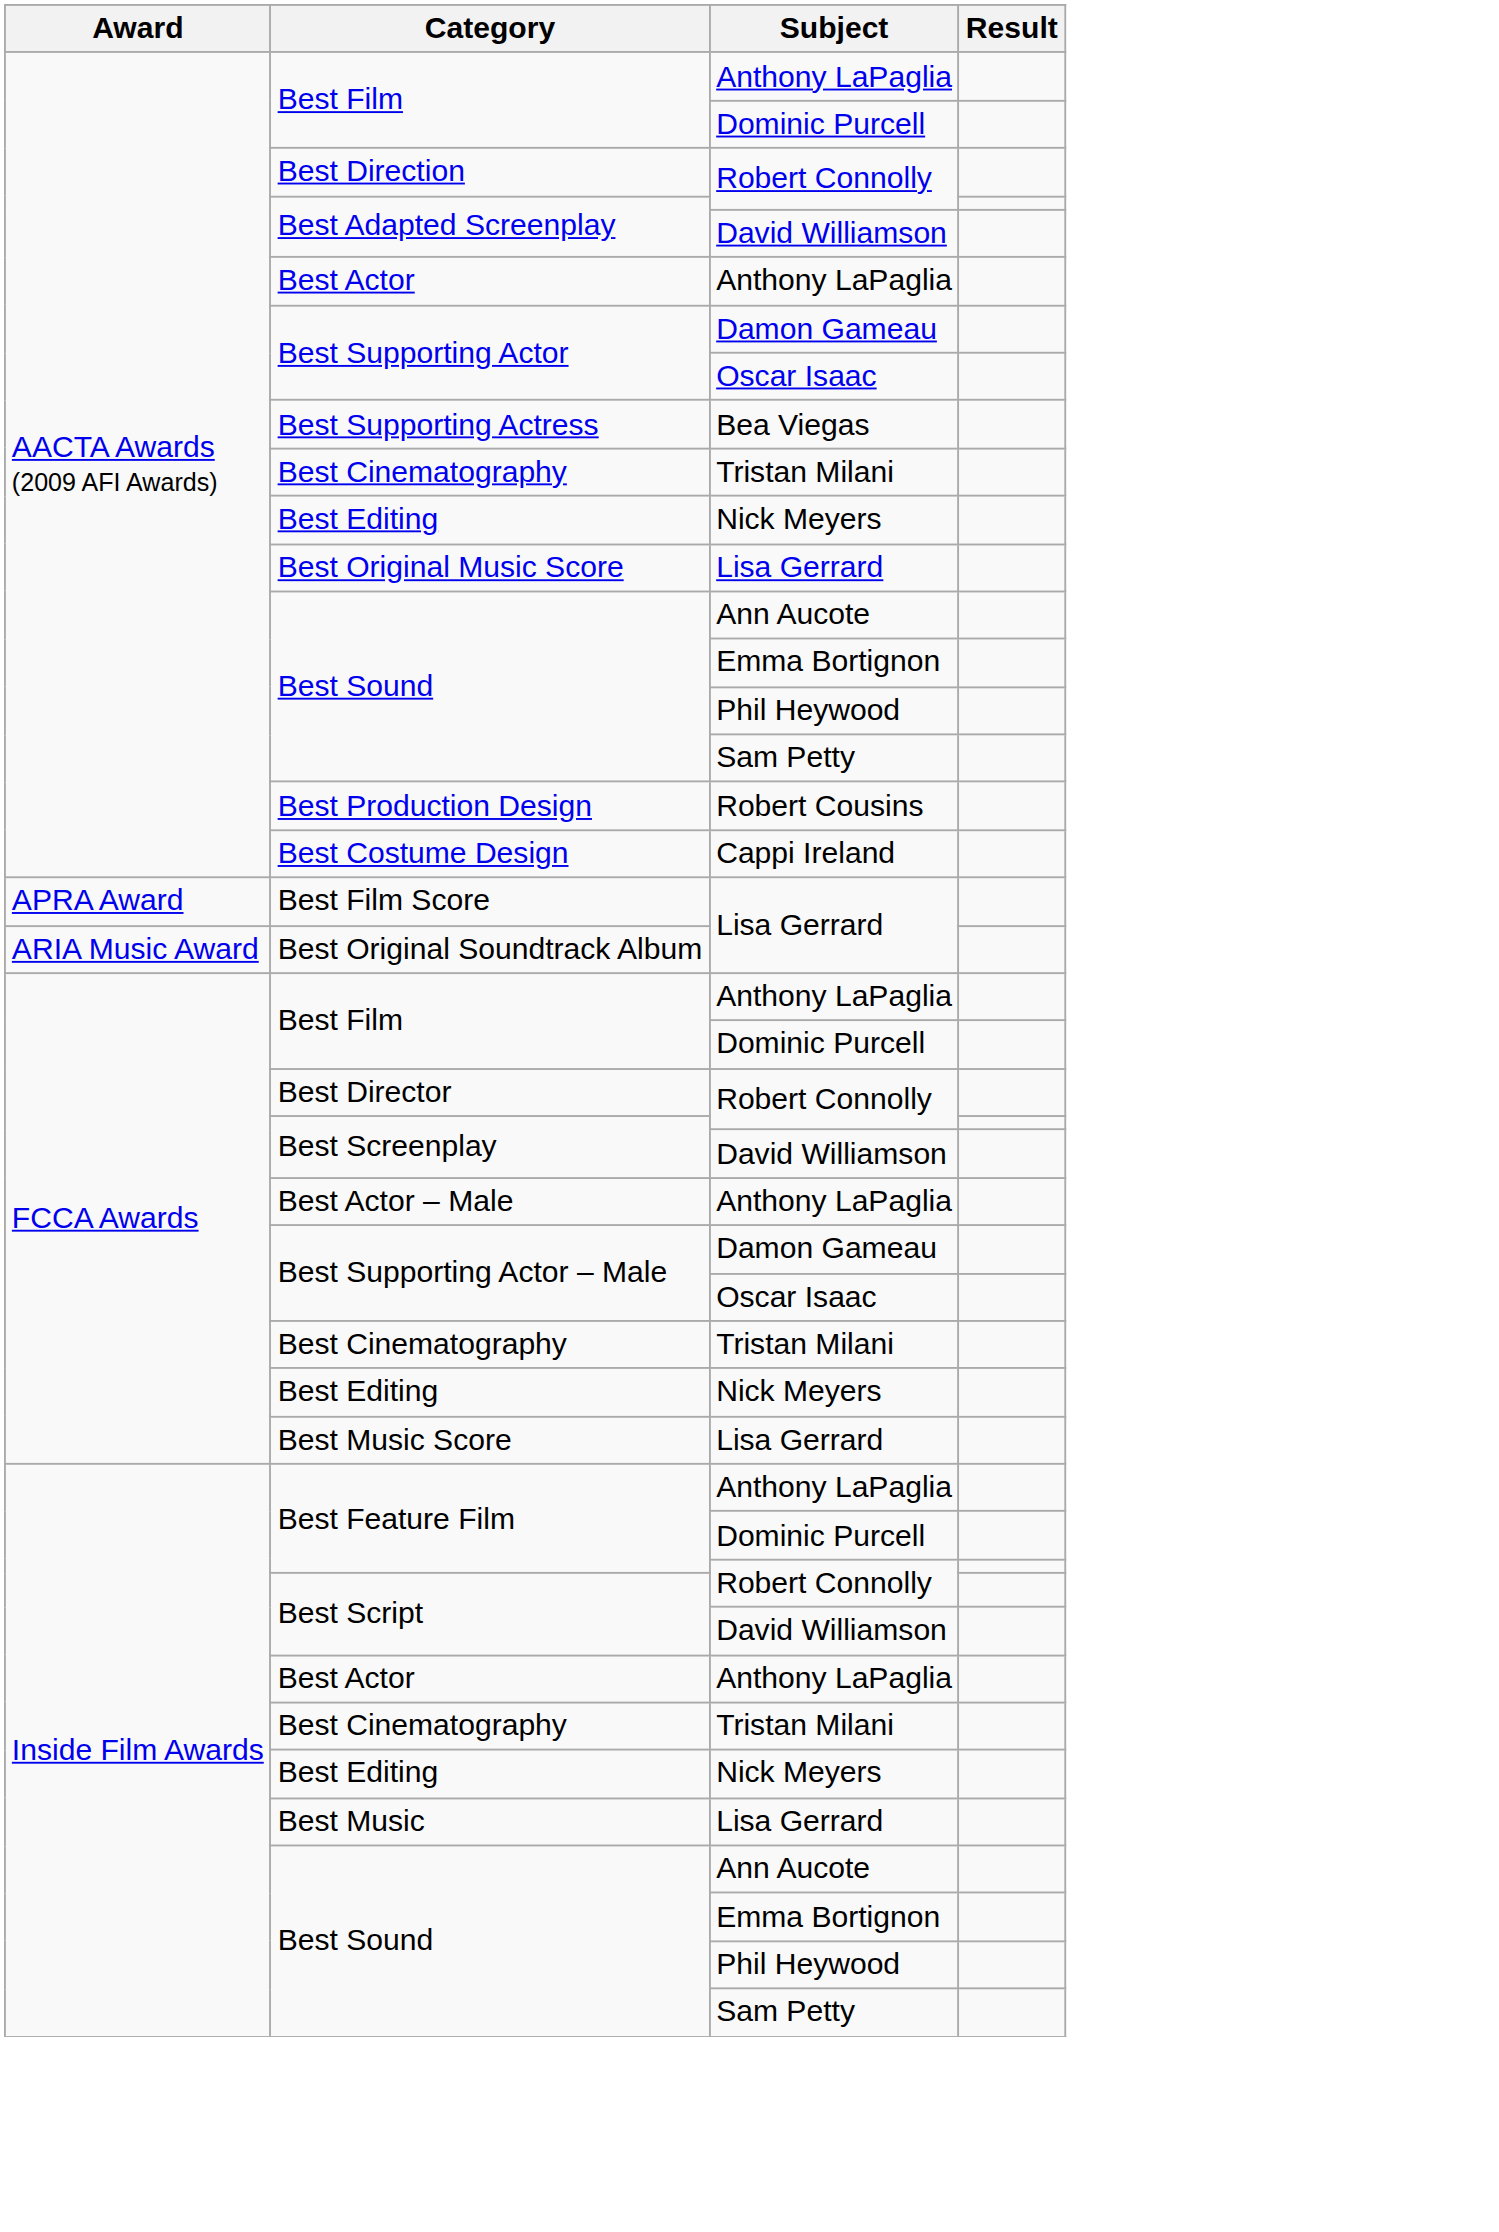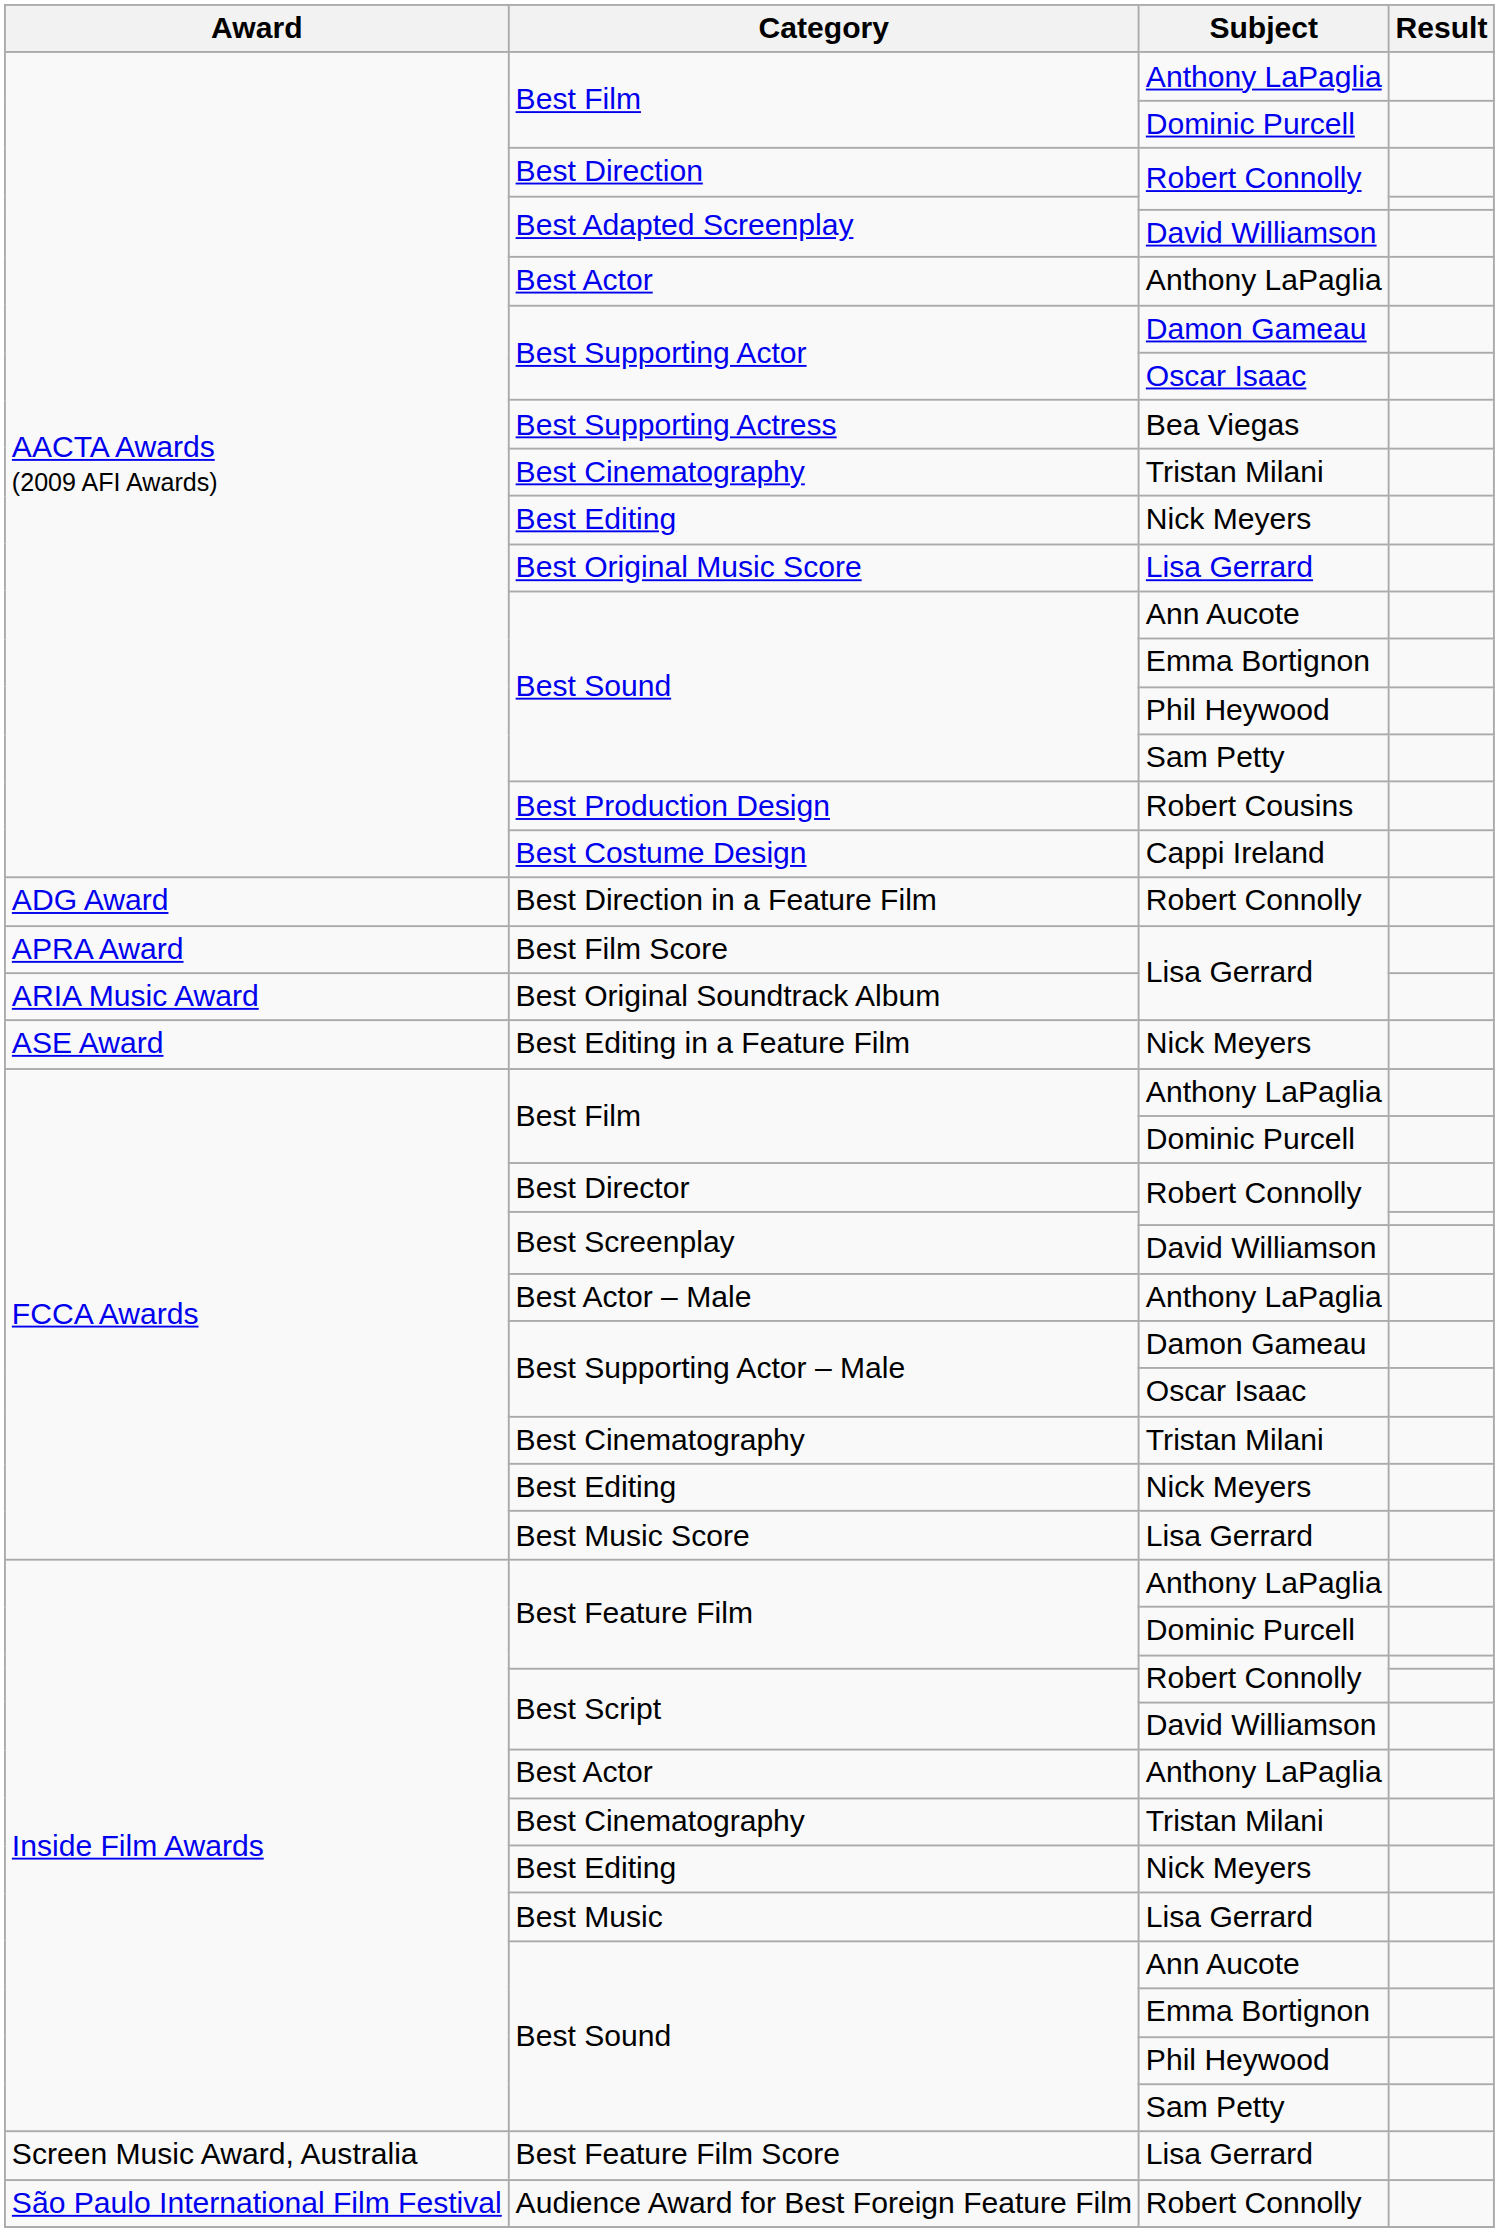+ row: (726, 900)
+ row: (713, 1044)
+ row: (678, 2155)
+ row: (824, 2202)
